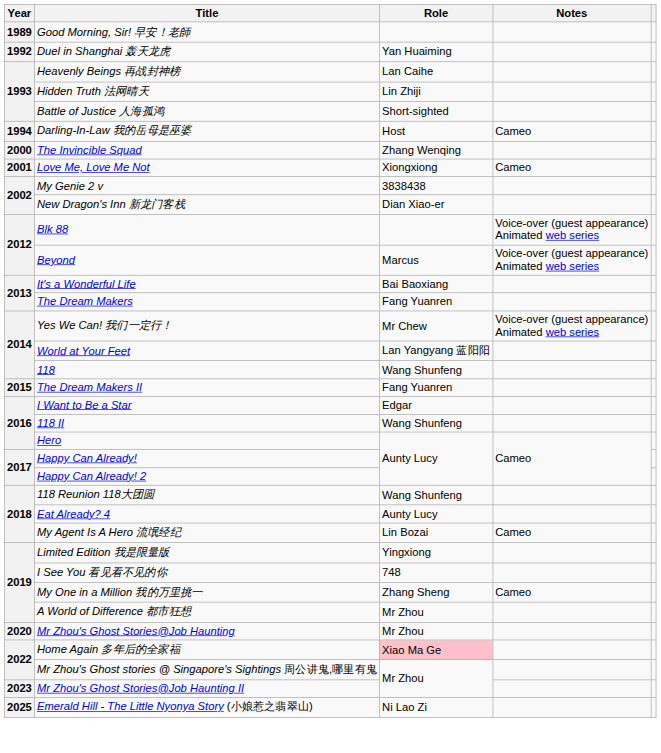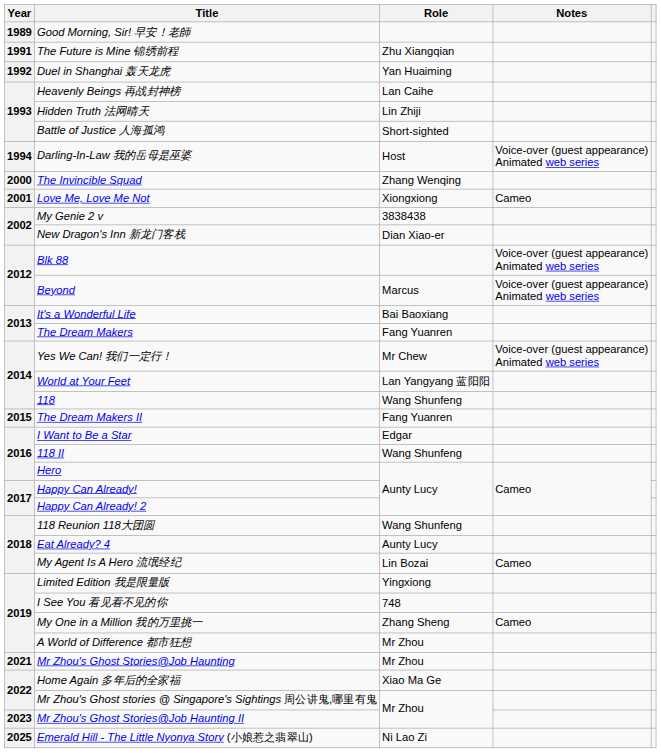+ row: (108, 51)
(513, 131) Cameo -> (572, 156) Voice-over (guest appearance) Animated web series
(19, 631) 2020 -> (19, 661) 2021
(412, 650) pink background -> (412, 680) no background
